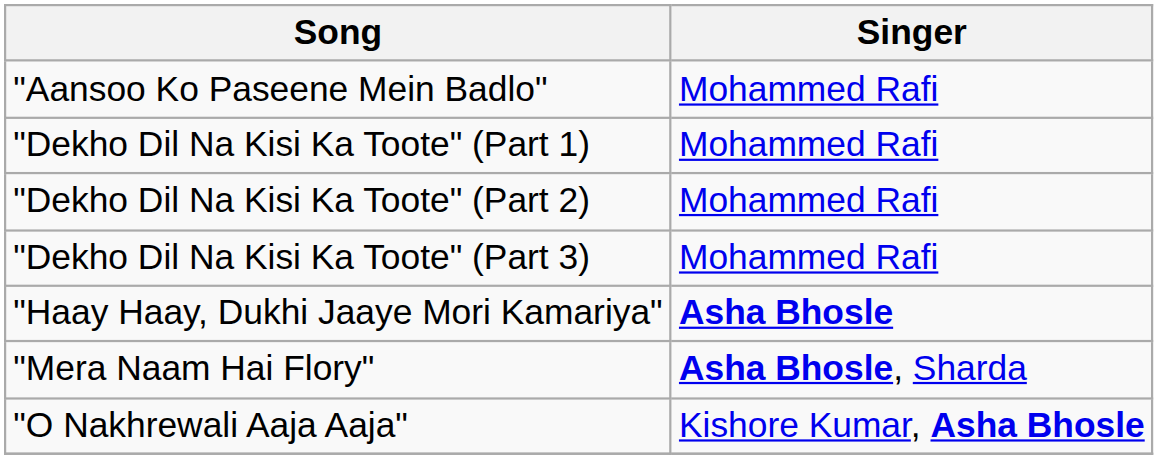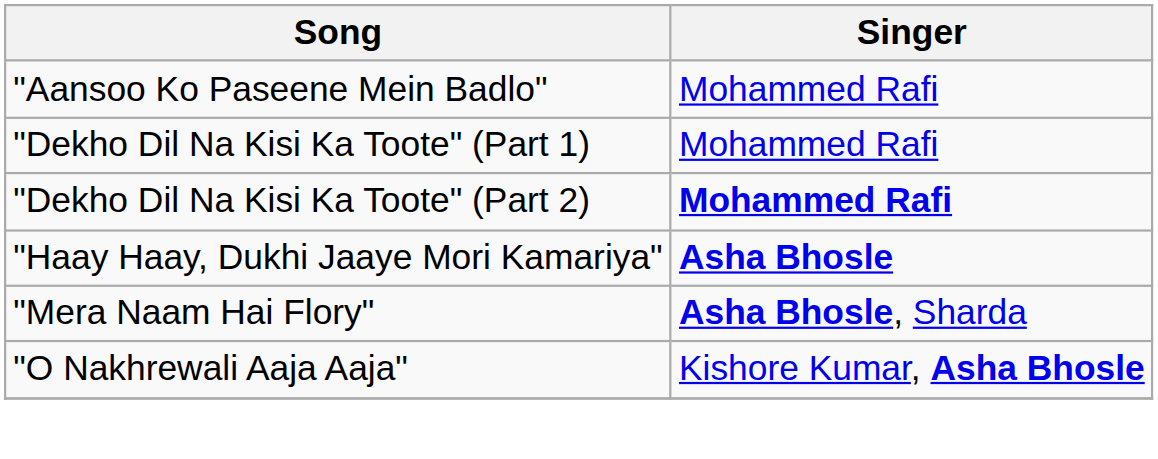(809, 200) normal -> (816, 200) bold
- row: (302, 256)
